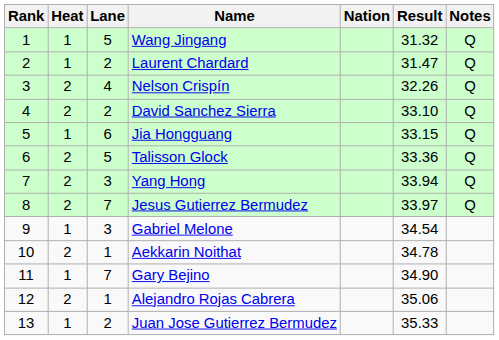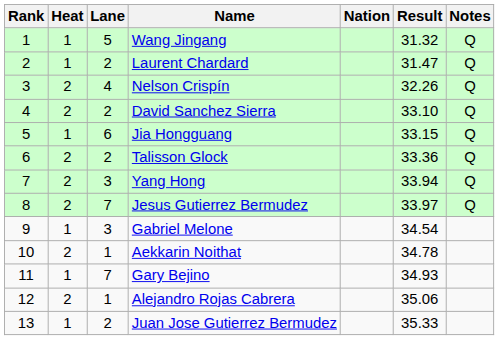(108, 157) 5 -> (108, 157) 2
(420, 275) 34.90 -> (420, 275) 34.93
